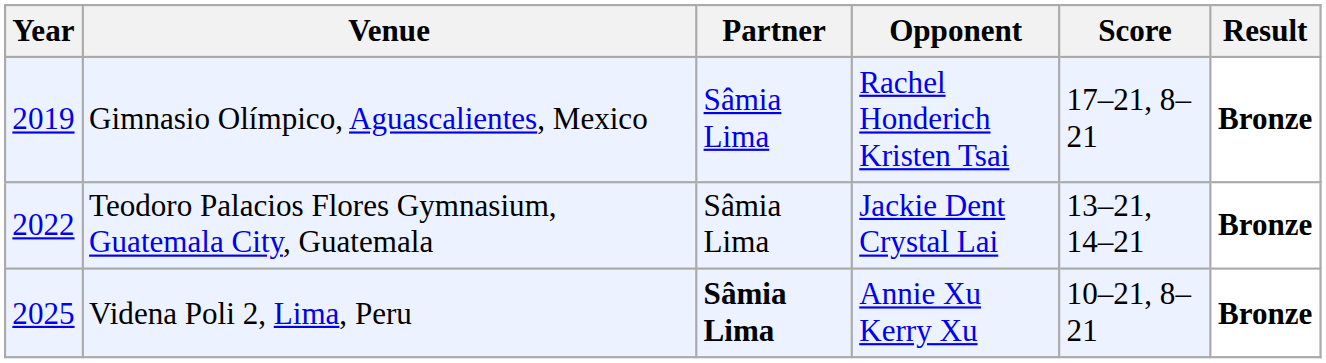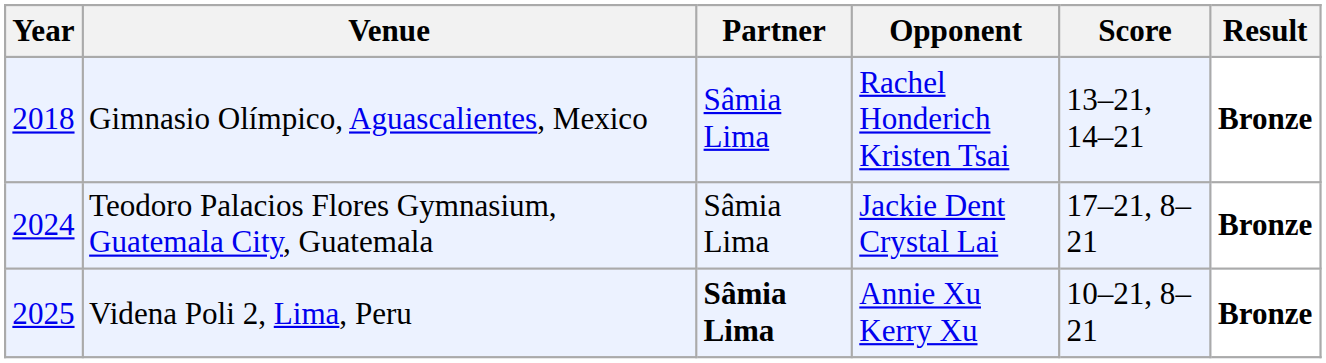(43, 118) 2019 -> (43, 118) 2018
(1129, 118) 17–21, 8–21 -> (1109, 118) 13–21, 14–21
(43, 224) 2022 -> (43, 224) 2024
(1109, 224) 13–21, 14–21 -> (1129, 224) 17–21, 8–21
